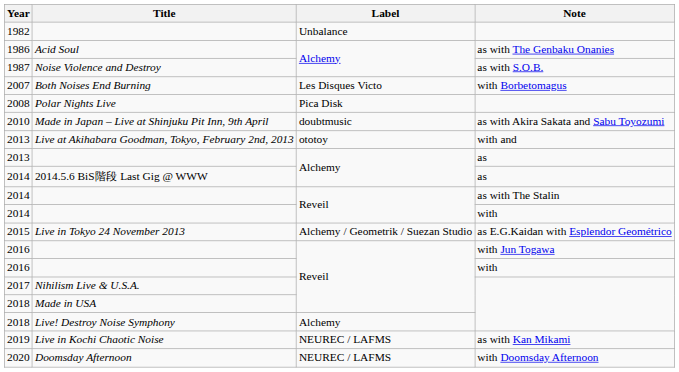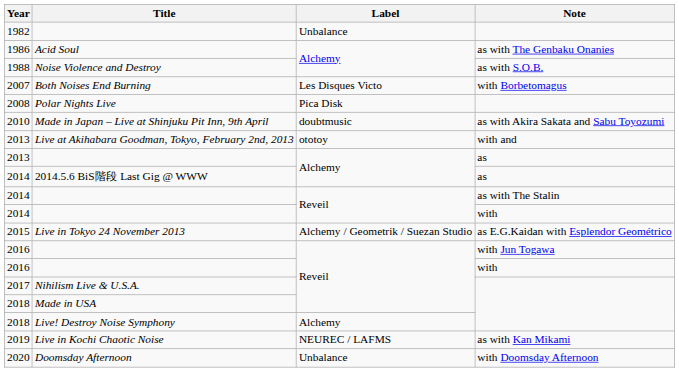(18, 67) 1987 -> (18, 67) 1988
(345, 357) NEUREC / LAFMS -> (323, 357) Unbalance
